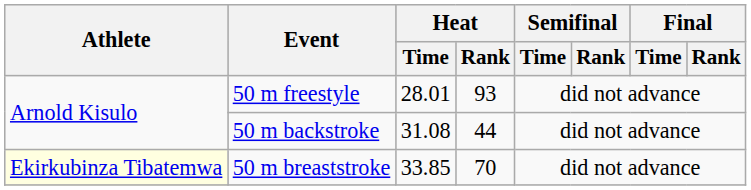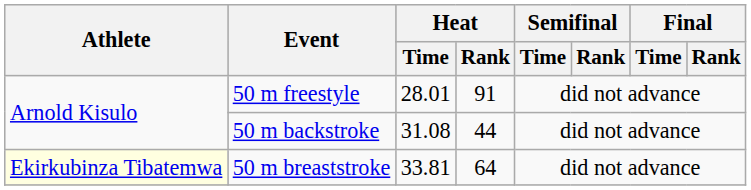(485, 94) 93 -> (485, 94) 91
(426, 167) 33.85 -> (426, 167) 33.81
(485, 167) 70 -> (485, 167) 64
